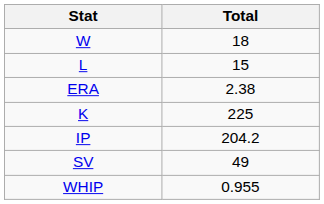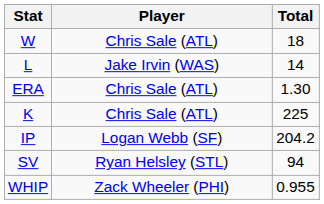+ column: (162, 16)
(240, 65) 15 -> (295, 65) 14
(240, 89) 2.38 -> (295, 89) 1.30
(240, 162) 49 -> (295, 162) 94
